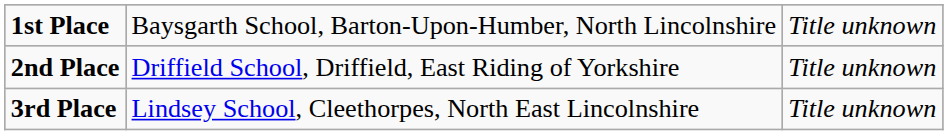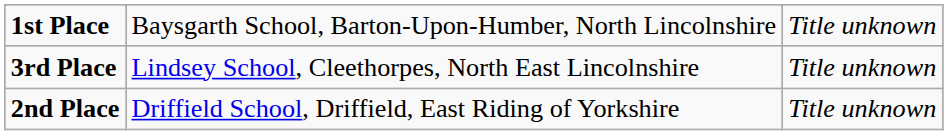rows swapped: (65, 66) <-> (64, 108)
